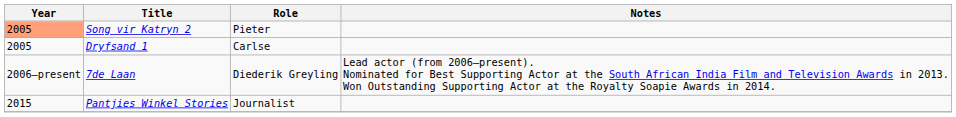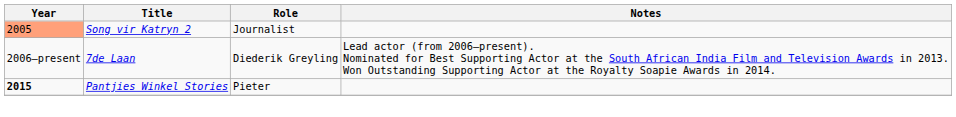(252, 30) Pieter -> (264, 30) Journalist
- row: (117, 46)
(19, 103) normal -> (19, 87) bold
(264, 103) Journalist -> (252, 87) Pieter
